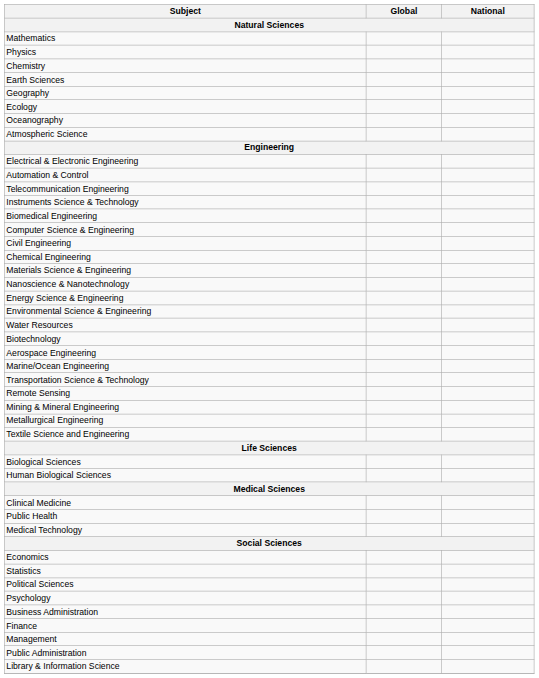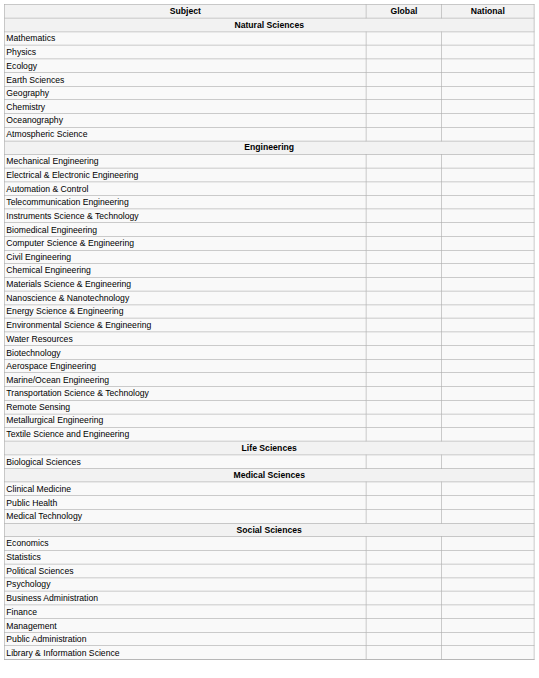rows swapped: (26, 66) <-> (22, 107)
+ row: (52, 162)
- row: (63, 407)
- row: (59, 476)
